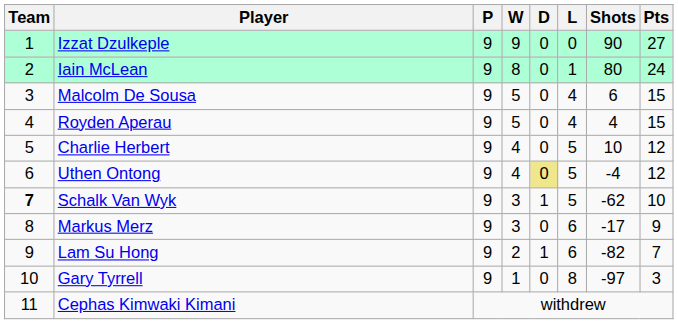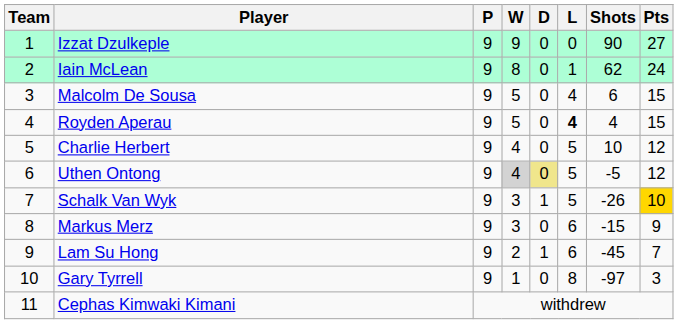(613, 69) 80 -> (613, 69) 62
(572, 122) normal -> (572, 122) bold
(516, 174) no background -> (516, 174) lightgrey background
(613, 174) -4 -> (613, 174) -5
(29, 200) bold -> (29, 200) normal
(613, 200) -62 -> (613, 200) -26
(656, 200) no background -> (656, 200) gold background
(613, 226) -17 -> (613, 226) -15
(613, 252) -82 -> (613, 252) -45
